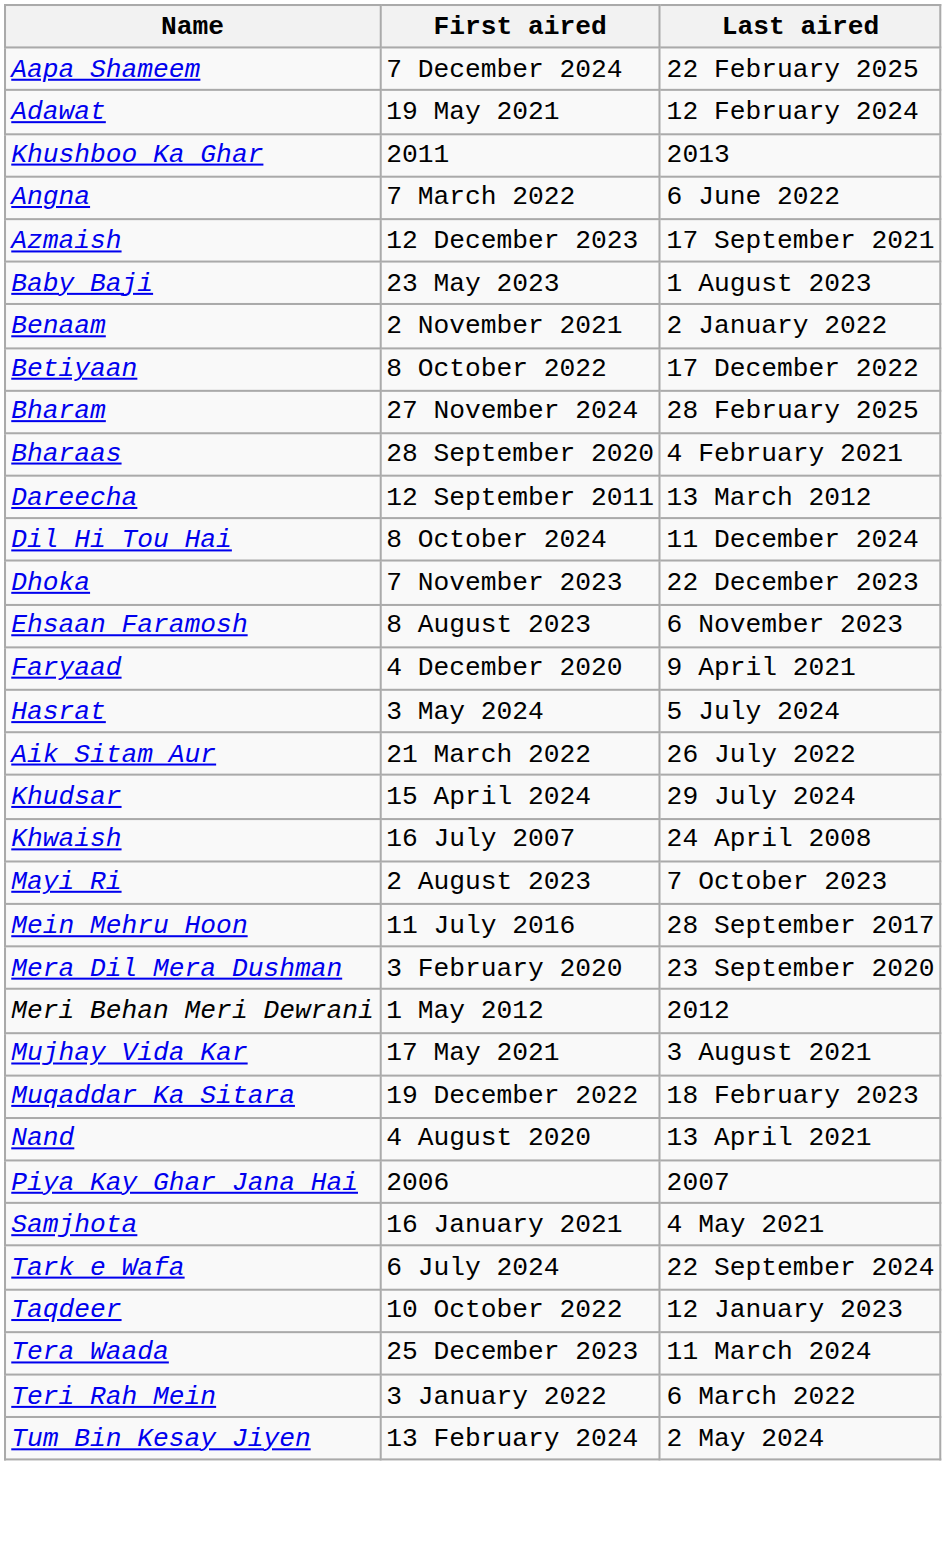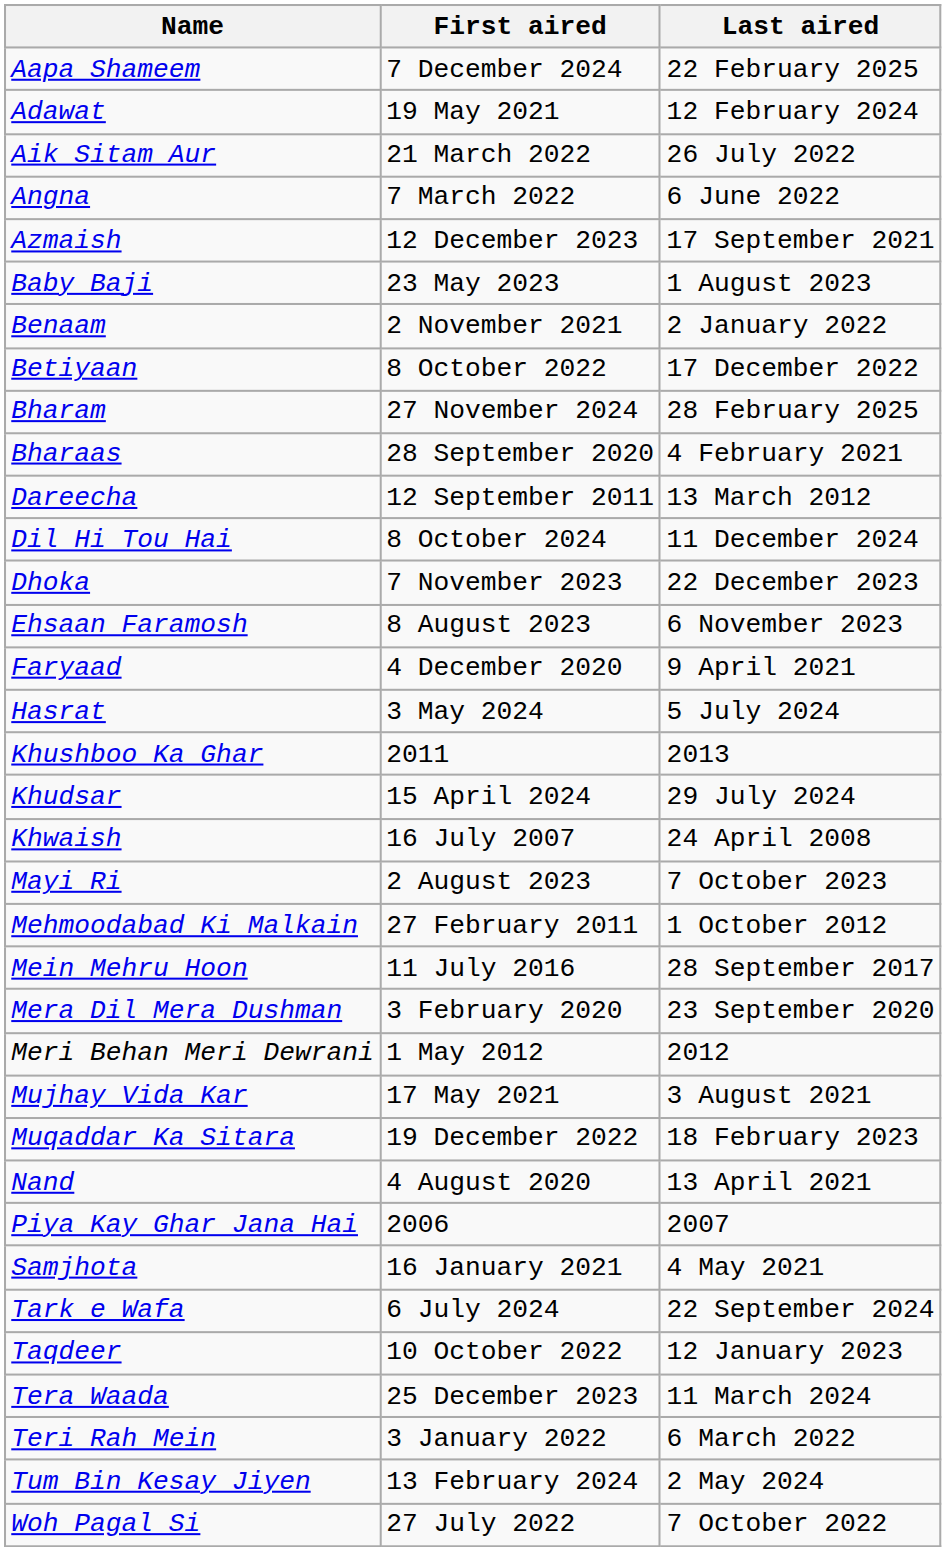rows swapped: (114, 754) <-> (137, 155)
+ row: (185, 925)
+ row: (106, 1524)
